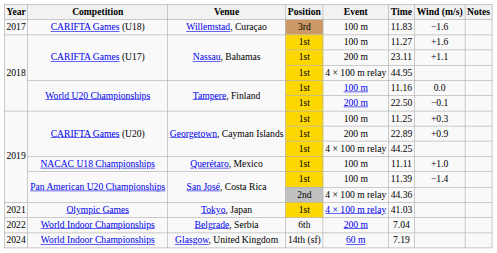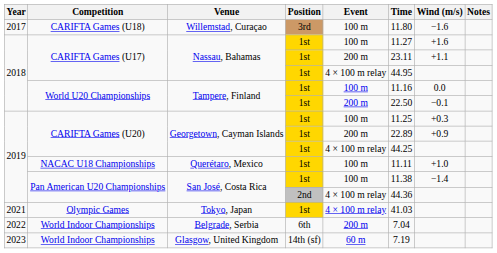(401, 27) 11.83 -> (401, 27) 11.80
(401, 179) 11.39 -> (401, 179) 11.38
(16, 240) 2024 -> (16, 240) 2023
